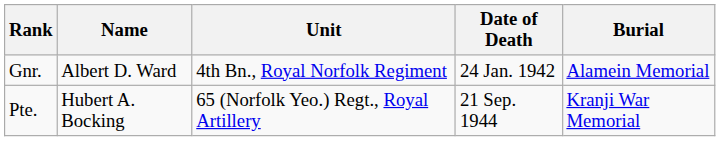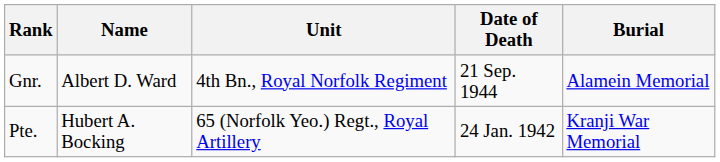(507, 70) 24 Jan. 1942 -> (488, 80) 21 Sep. 1944
(488, 110) 21 Sep. 1944 -> (507, 131) 24 Jan. 1942
